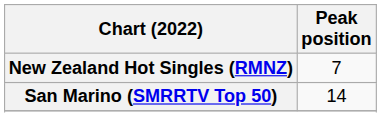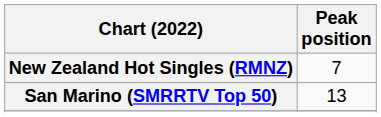(336, 96) 14 -> (336, 96) 13
